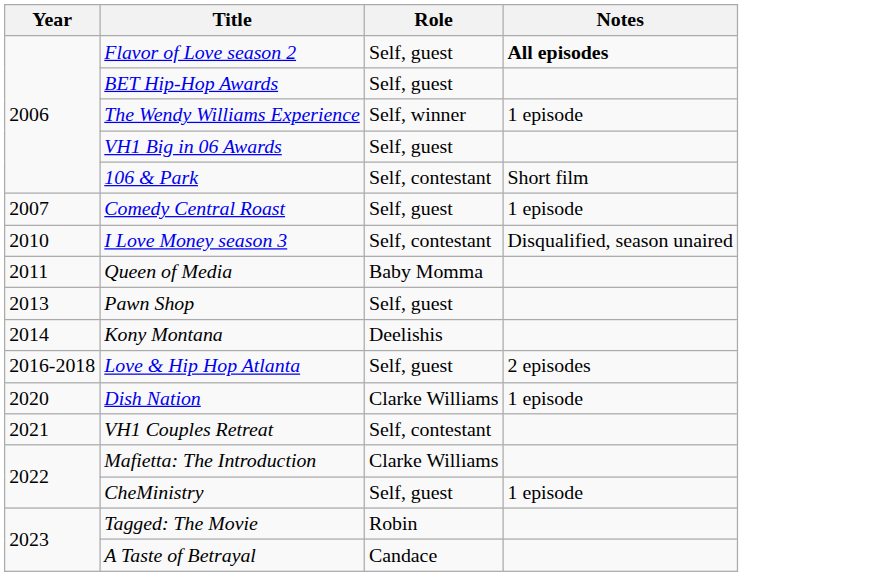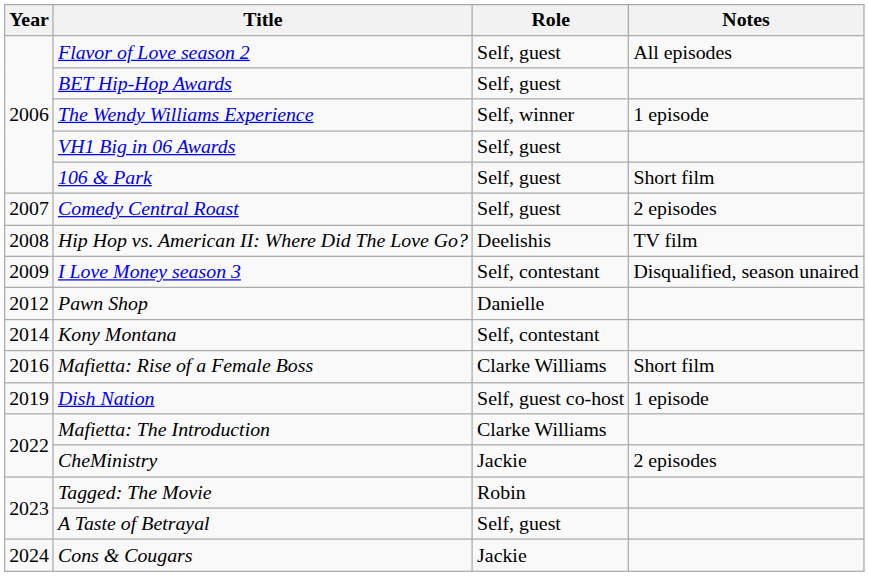(558, 51) bold -> (683, 51) normal
(430, 177) Self, contestant -> (519, 177) Self, guest
(545, 209) 1 episode -> (675, 209) 2 episodes
+ row: (263, 240)
(29, 240) 2010 -> (29, 271) 2009
- row: (168, 271)
(29, 303) 2013 -> (29, 303) 2012
(411, 303) Self, guest -> (511, 303) Danielle
(406, 334) Deelishis -> (538, 334) Self, contestant
+ row: (186, 366)
- row: (202, 366)
(29, 397) 2020 -> (29, 397) 2019
(434, 397) Clarke Williams -> (551, 397) Self, guest co-host
- row: (189, 429)
(411, 492) Self, guest -> (502, 460) Jackie
(545, 492) 1 episode -> (675, 460) 2 episodes
(403, 555) Candace -> (519, 523) Self, guest
+ row: (125, 555)
